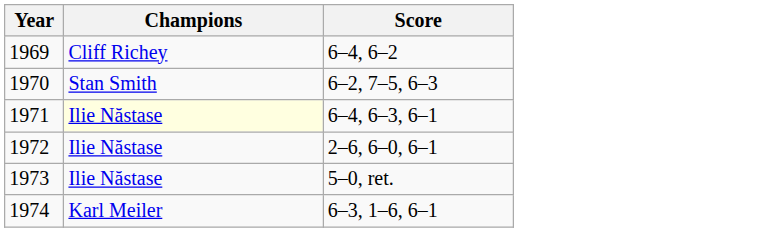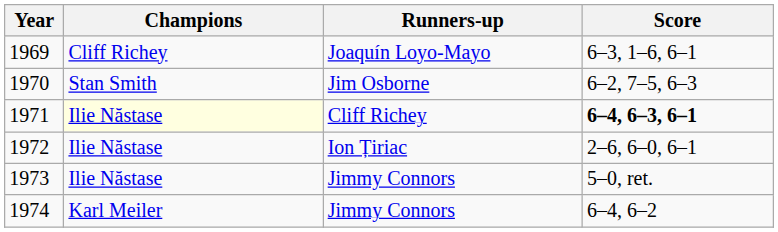+ column: (453, 20)
(363, 52) 6–4, 6–2 -> (642, 52) 6–3, 1–6, 6–1
(383, 115) normal -> (642, 115) bold
(383, 210) 6–3, 1–6, 6–1 -> (622, 210) 6–4, 6–2
